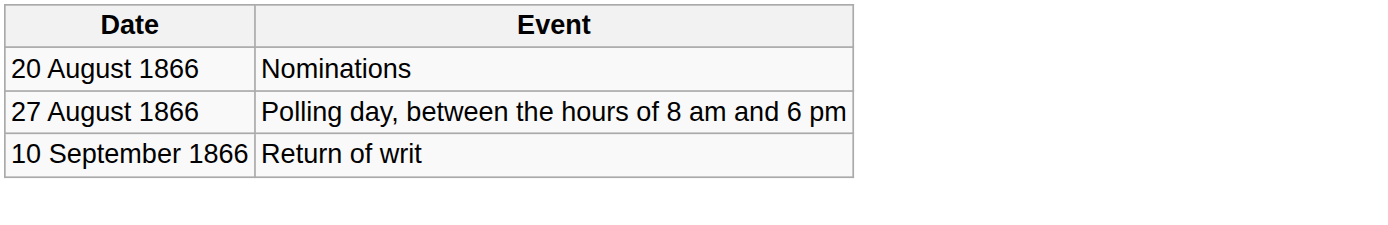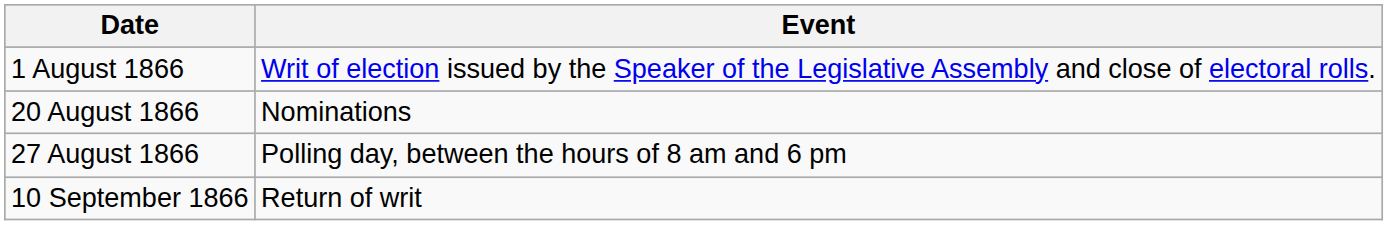+ row: (98, 68)
